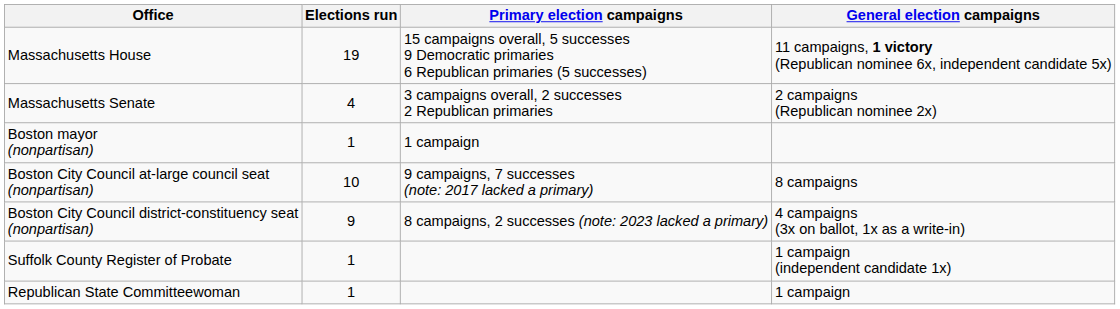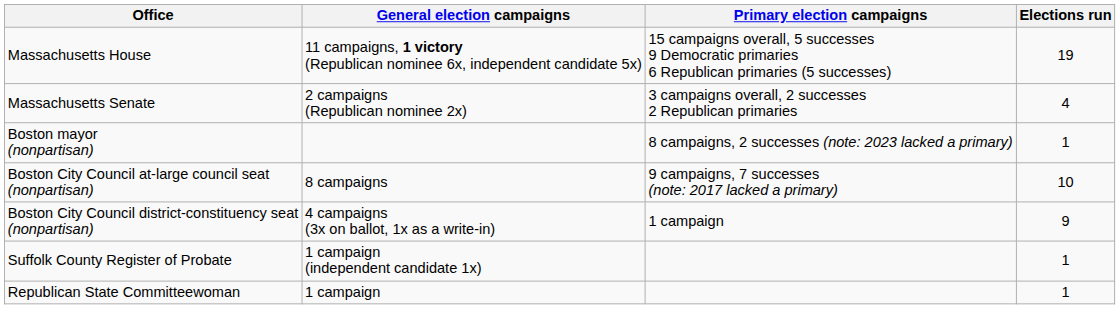columns swapped: (351, 16) <-> (943, 16)
(442, 142) 1 campaign -> (831, 142) 8 campaigns, 2 successes (note: 2023 lacked a primary)
(586, 221) 8 campaigns, 2 successes (note: 2023 lacked a primary) -> (686, 221) 1 campaign
